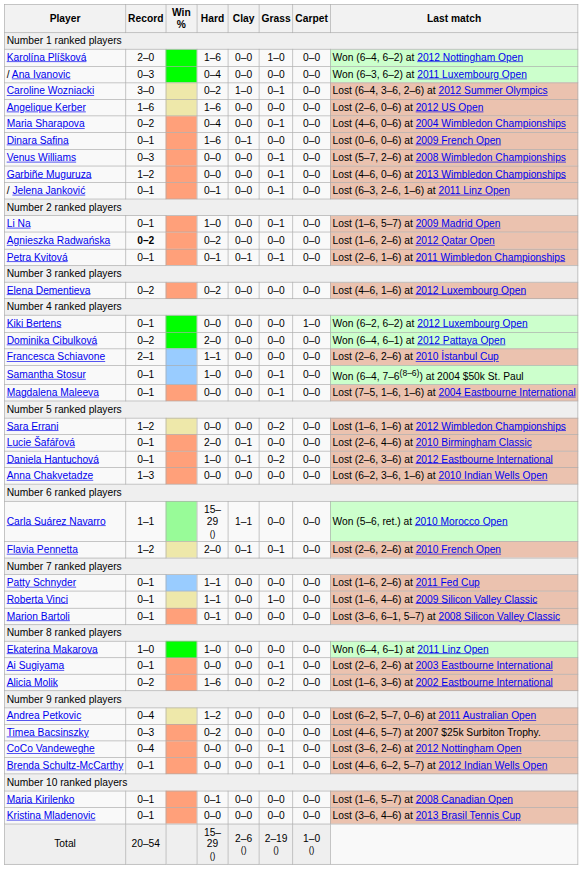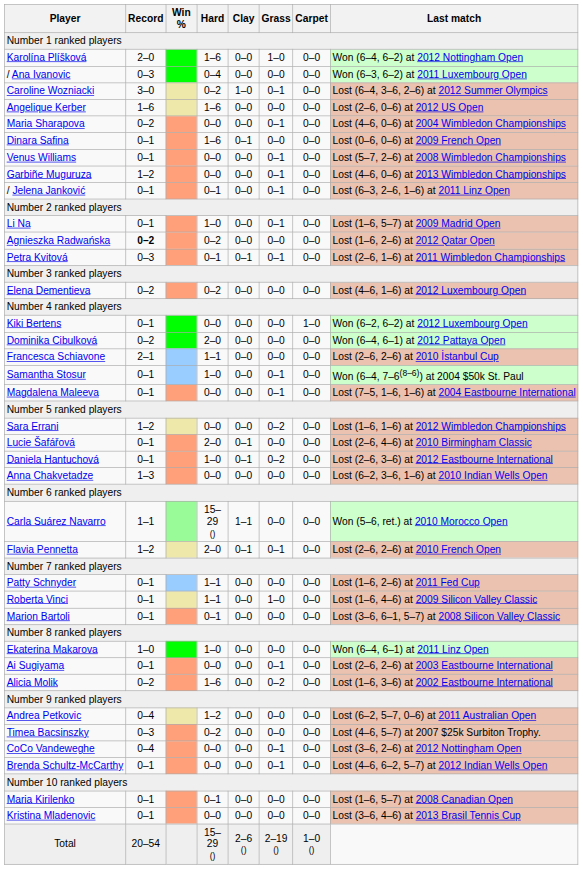(212, 123) 0–4 -> (212, 123) 0–0
(146, 157) 0–3 -> (146, 157) 0–1
(146, 256) 0–1 -> (146, 256) 0–3
